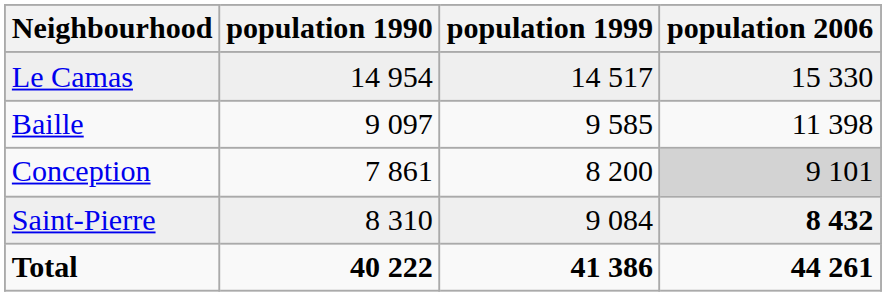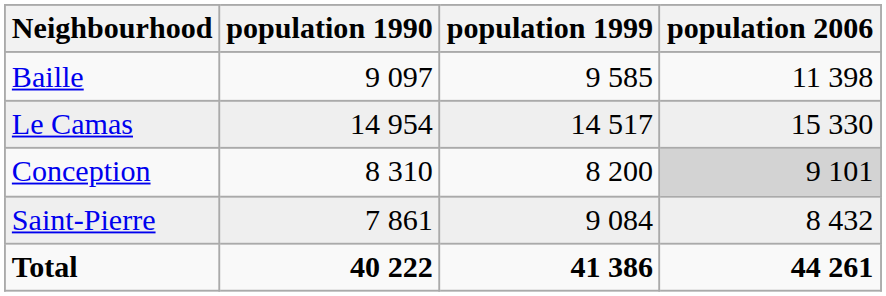rows swapped: (48, 123) <-> (72, 76)
(399, 171) 7 861 -> (399, 171) 8 310
(399, 219) 8 310 -> (399, 219) 7 861
(840, 219) bold -> (840, 219) normal
